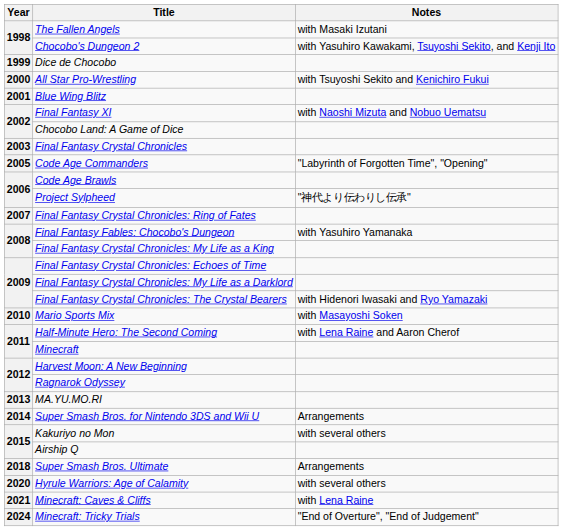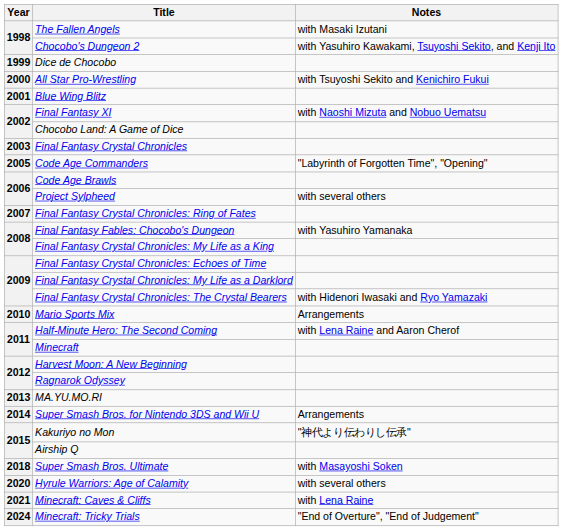(354, 197) "神代より伝わりし伝承" -> (342, 197) with several others
(350, 316) with Masayoshi Soken -> (331, 314) Arrangements
(342, 433) with several others -> (354, 432) "神代より伝わりし伝承"
(331, 467) Arrangements -> (350, 467) with Masayoshi Soken
